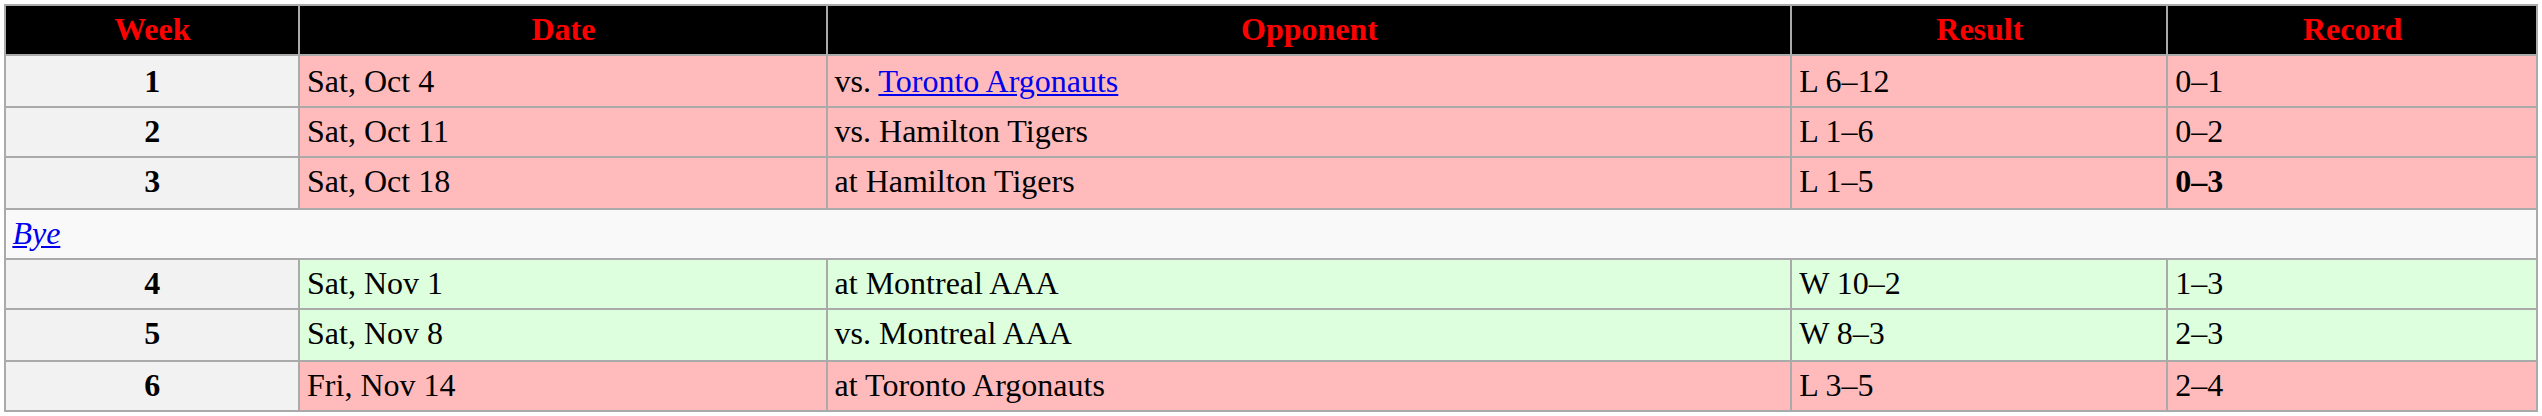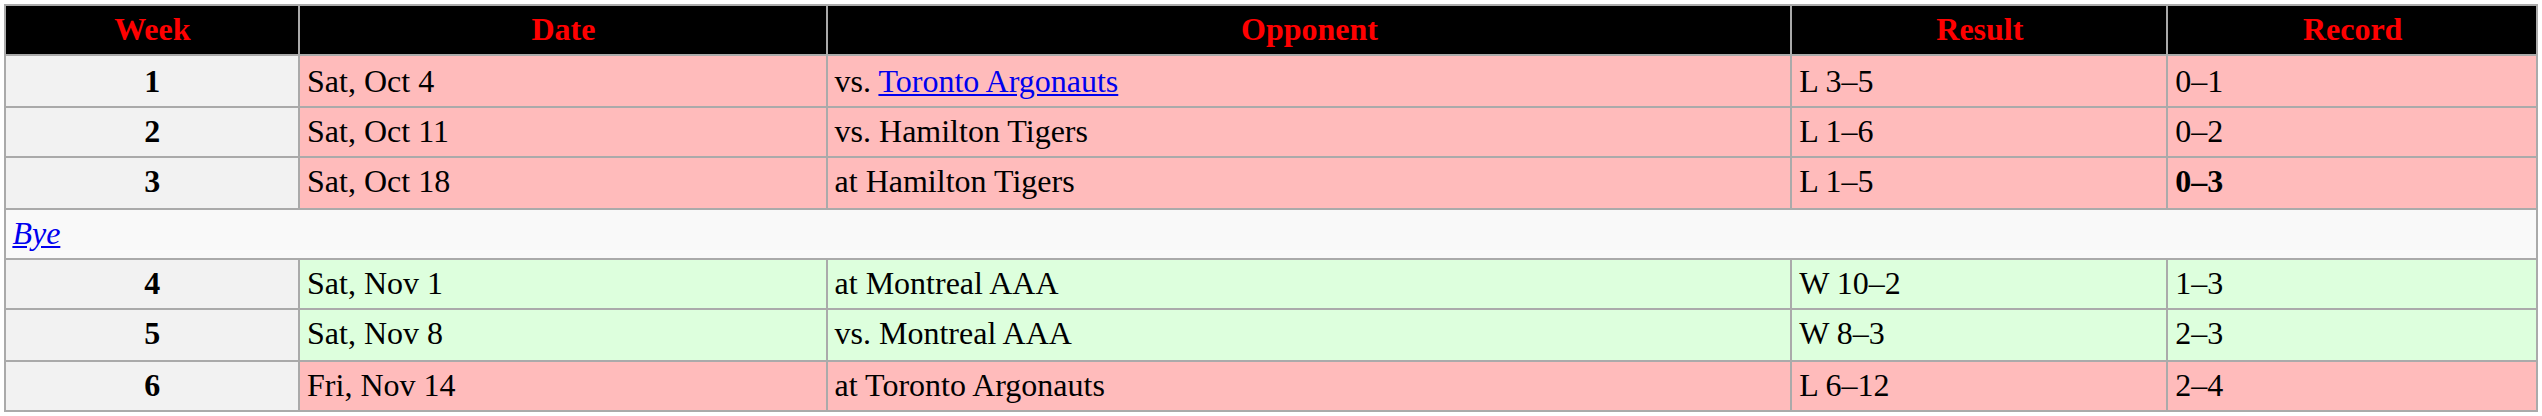(1844, 80) L 6–12 -> (1836, 80) L 3–5
(1836, 385) L 3–5 -> (1844, 385) L 6–12
